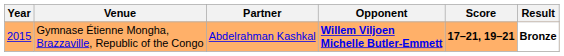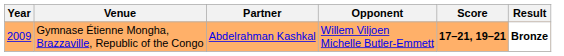(19, 37) 2015 -> (19, 37) 2009
(382, 37) bold -> (377, 37) normal
